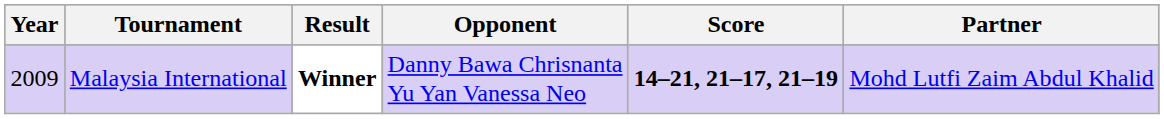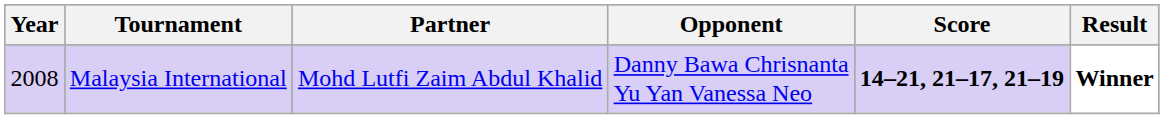columns swapped: (1002, 24) <-> (337, 24)
(35, 78) 2009 -> (35, 78) 2008
